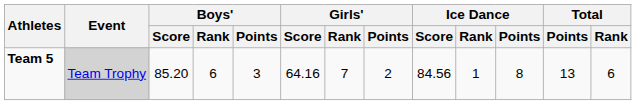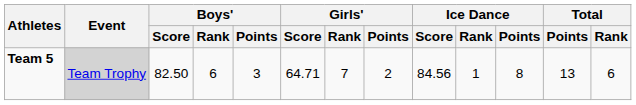(171, 73) 85.20 -> (171, 73) 82.50
(303, 73) 64.16 -> (303, 73) 64.71
